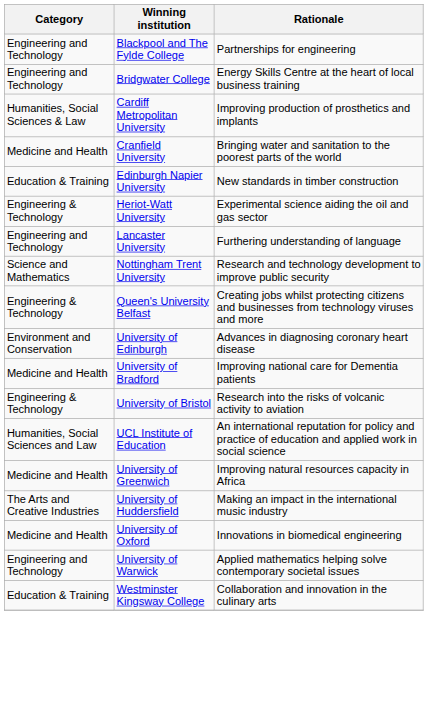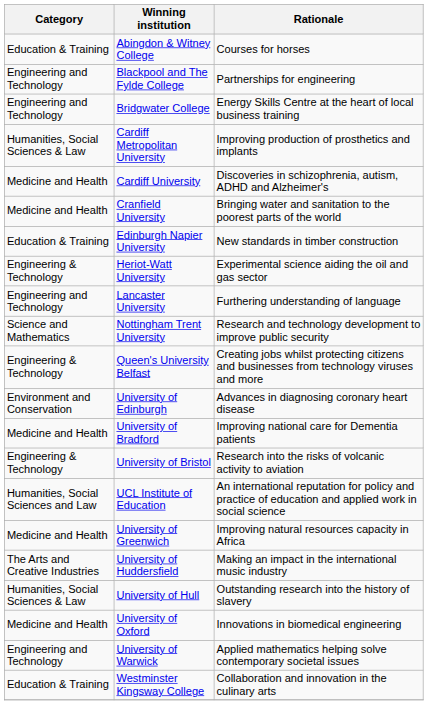+ row: (163, 49)
+ row: (158, 181)
+ row: (158, 595)
